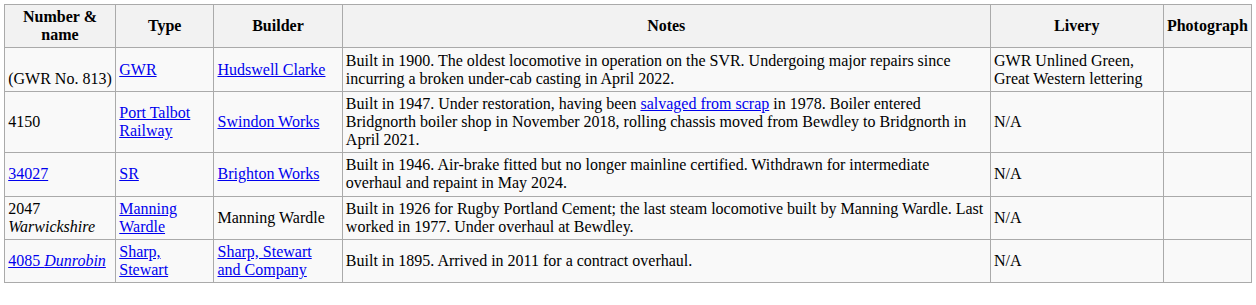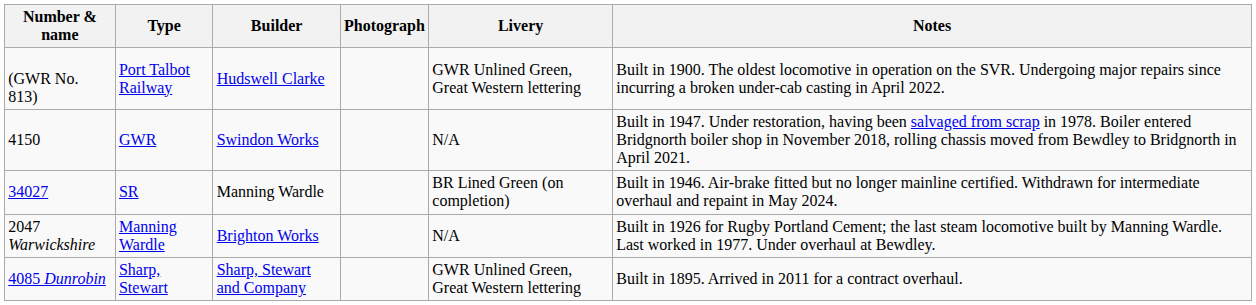columns swapped: (1207, 26) <-> (666, 26)
(138, 69) GWR -> (154, 78) Port Talbot Railway
(155, 121) Port Talbot Railway -> (138, 139) GWR
(268, 174) Brighton Works -> (270, 192) Manning Wardle
(1008, 174) N/A -> (498, 192) BR Lined Green (on completion)
(271, 217) Manning Wardle -> (268, 235) Brighton Works
(1008, 261) N/A -> (507, 279) GWR Unlined Green, Great Western lettering
